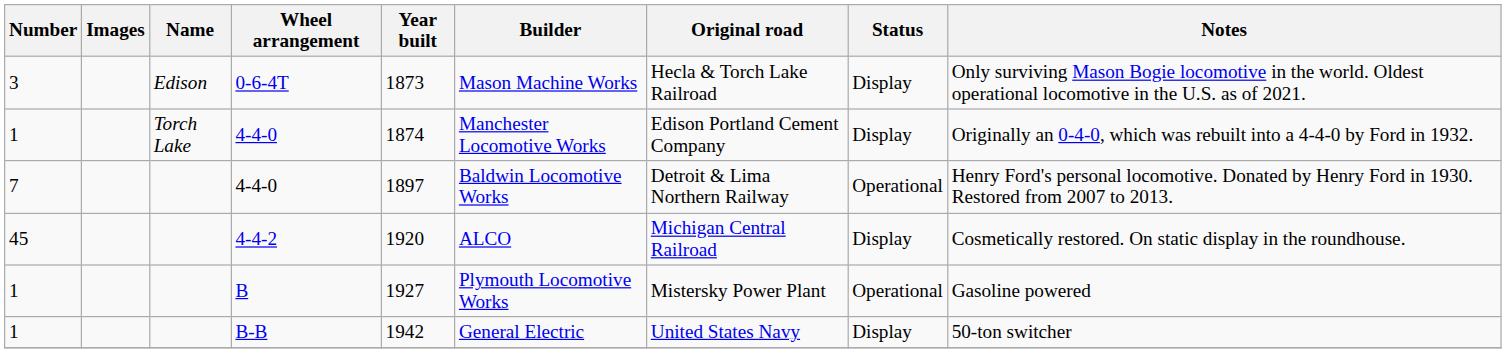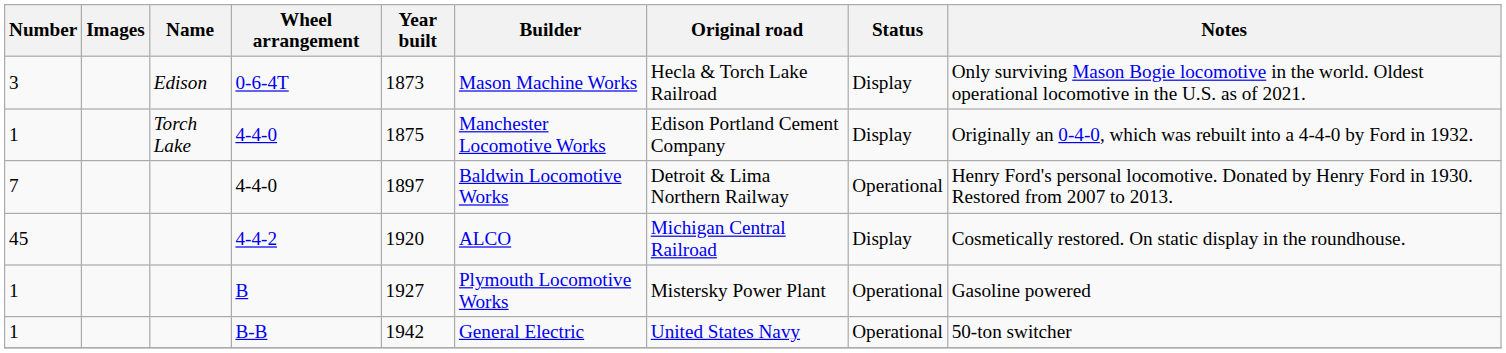(405, 134) 1874 -> (405, 134) 1875
(882, 332) Display -> (897, 332) Operational
